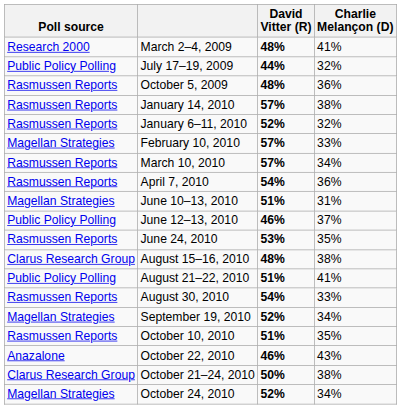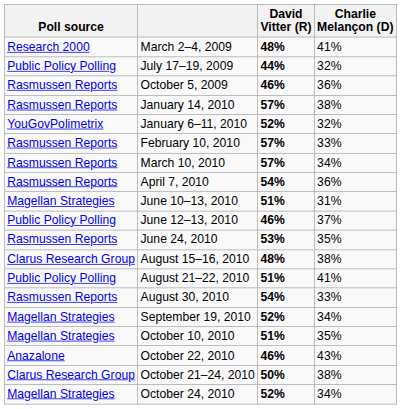(273, 85) 48% -> (273, 85) 46%
(62, 124) Rasmussen Reports -> (55, 124) YouGovPolimetrix
(61, 143) Magellan Strategies -> (62, 143) Rasmussen Reports
(62, 336) Rasmussen Reports -> (61, 336) Magellan Strategies
